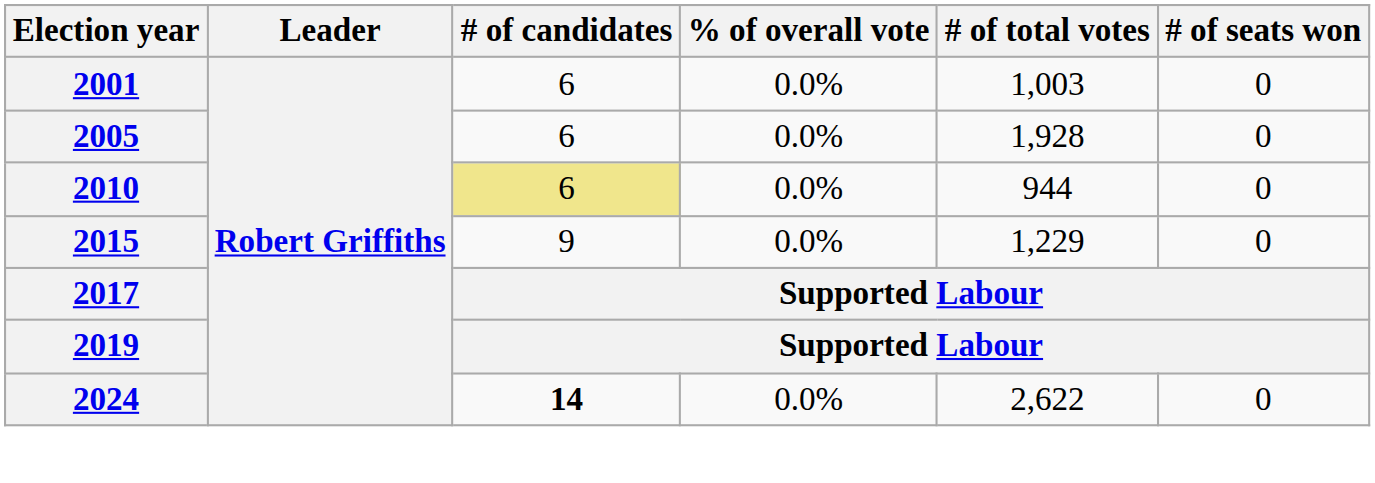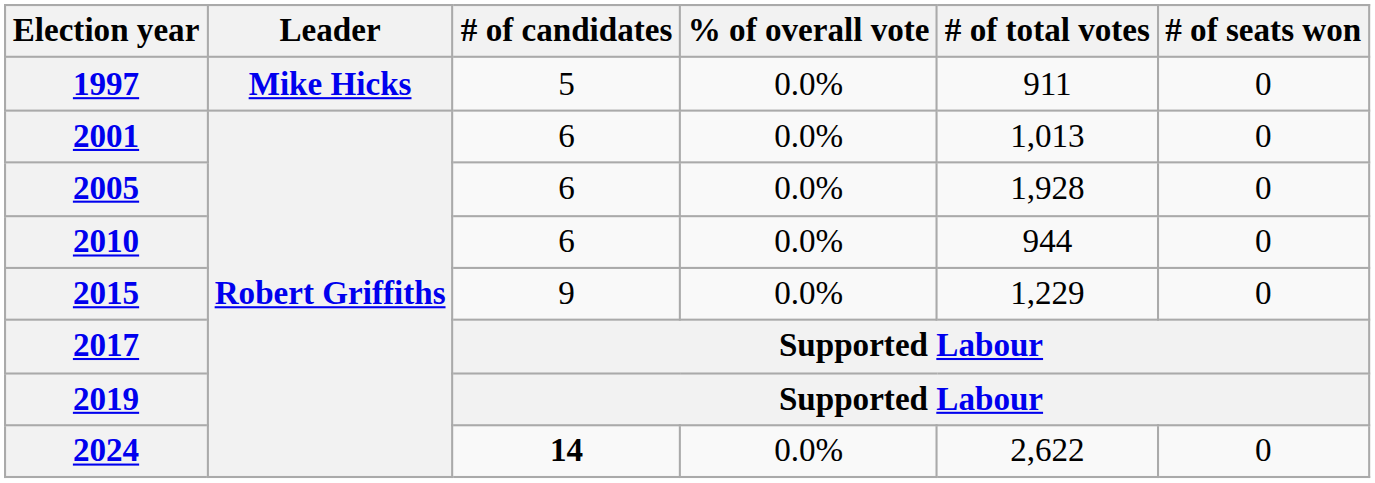+ row: (106, 83)
(1047, 83) 1,003 -> (1047, 135) 1,013
(567, 188) khaki background -> (567, 240) no background
